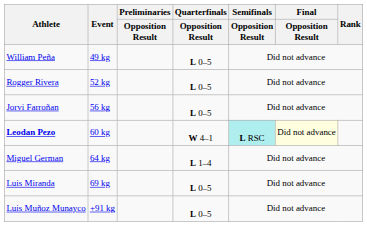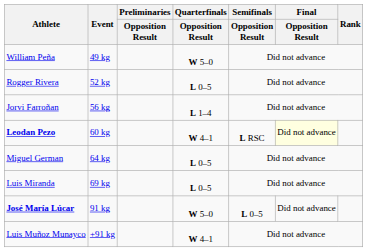(201, 62) L 0–5 -> (201, 62) W 5–0
(201, 113) L 0–5 -> (201, 113) L 1–4
(252, 138) paleturquoise background -> (252, 138) no background
(201, 163) L 1–4 -> (201, 163) L 0–5
+ row: (40, 209)
(201, 214) L 0–5 -> (201, 239) W 4–1
